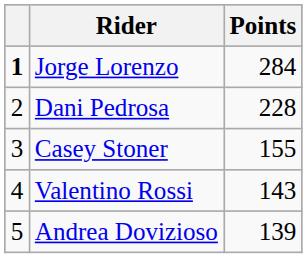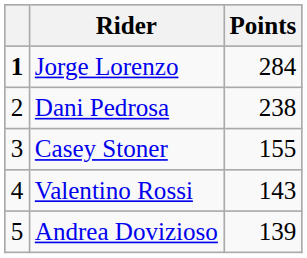(278, 108) 228 -> (278, 108) 238
